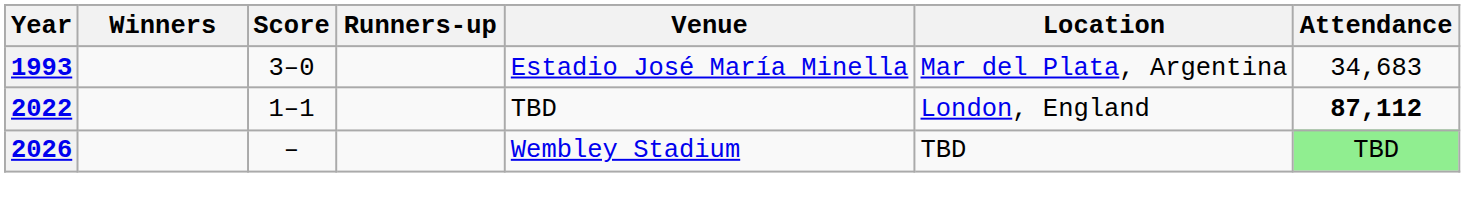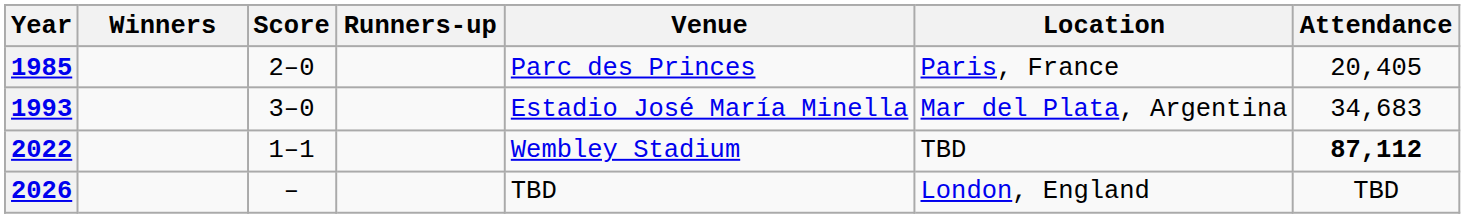+ row: (42, 67)
(534, 109) TBD -> (626, 150) Wembley Stadium
(1035, 109) London, England -> (943, 150) TBD
(626, 150) Wembley Stadium -> (534, 192) TBD
(943, 150) TBD -> (1035, 192) London, England
(1376, 150) lightgreen background -> (1376, 192) no background
